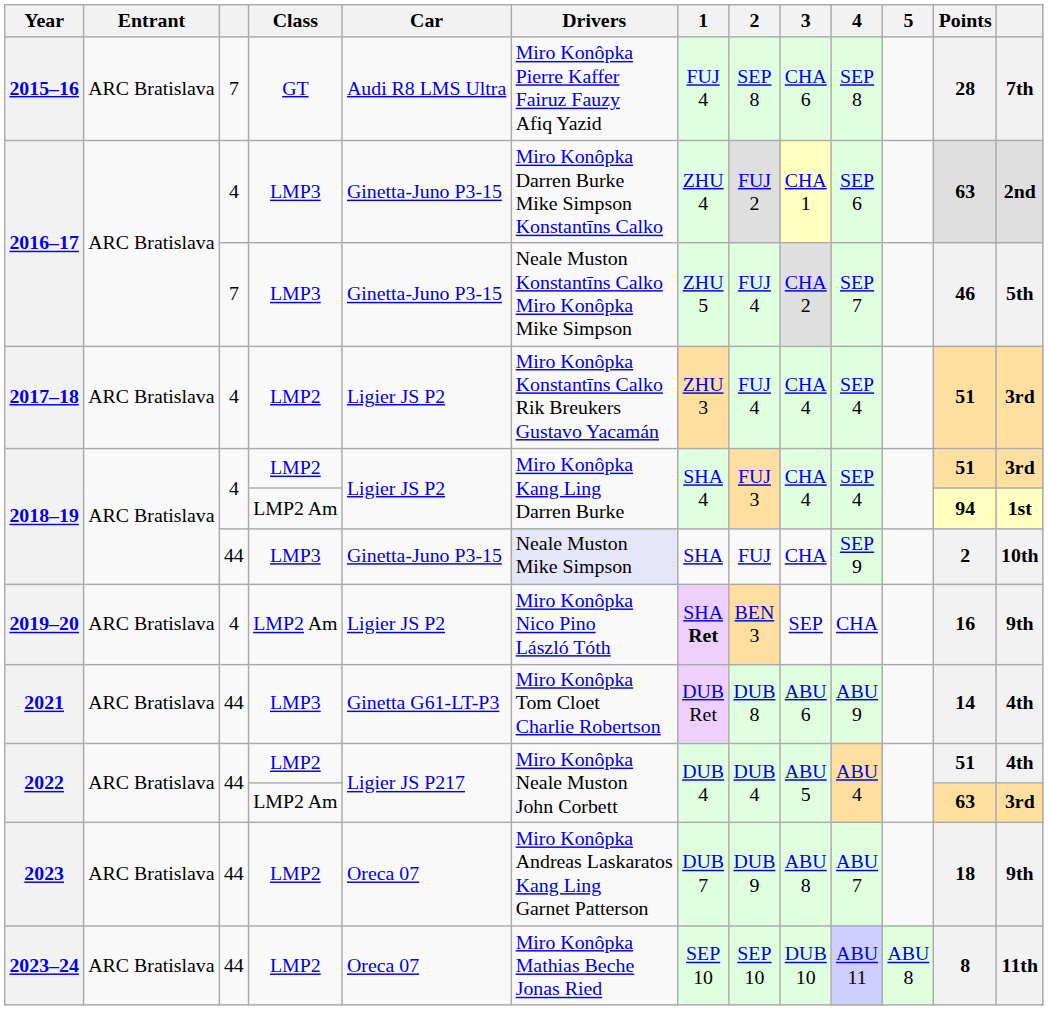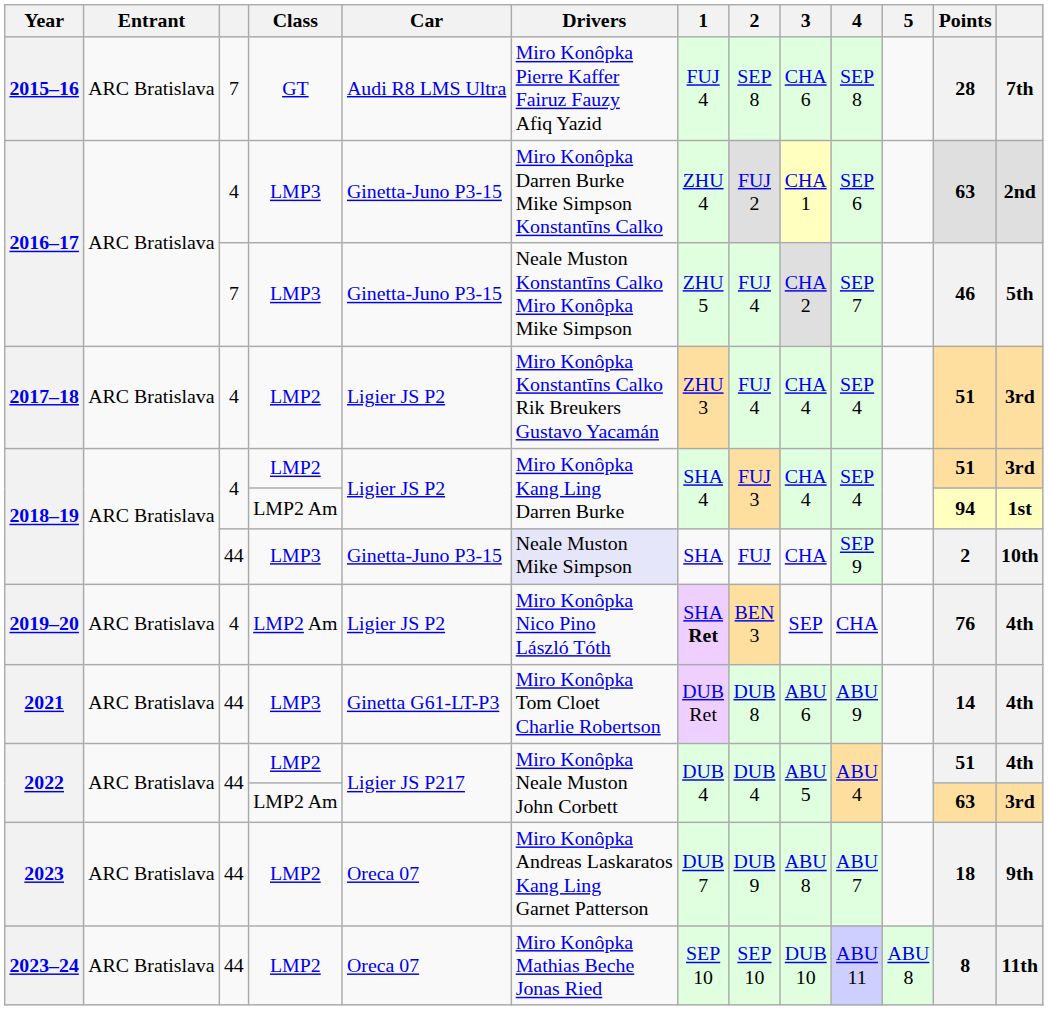(965, 623) 16 -> (965, 623) 76
(1020, 623) 9th -> (1020, 623) 4th
